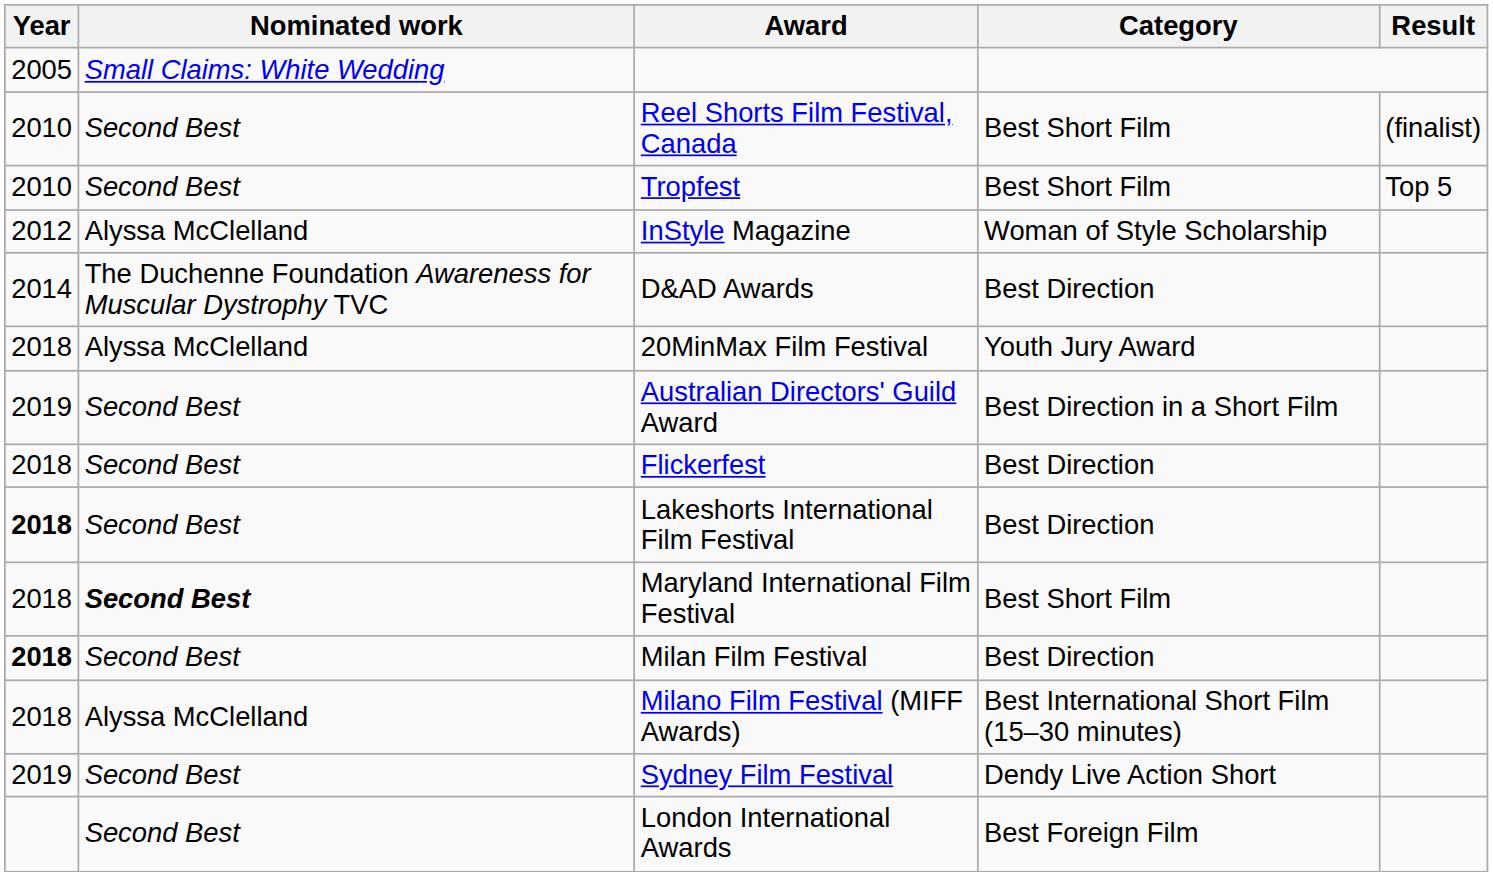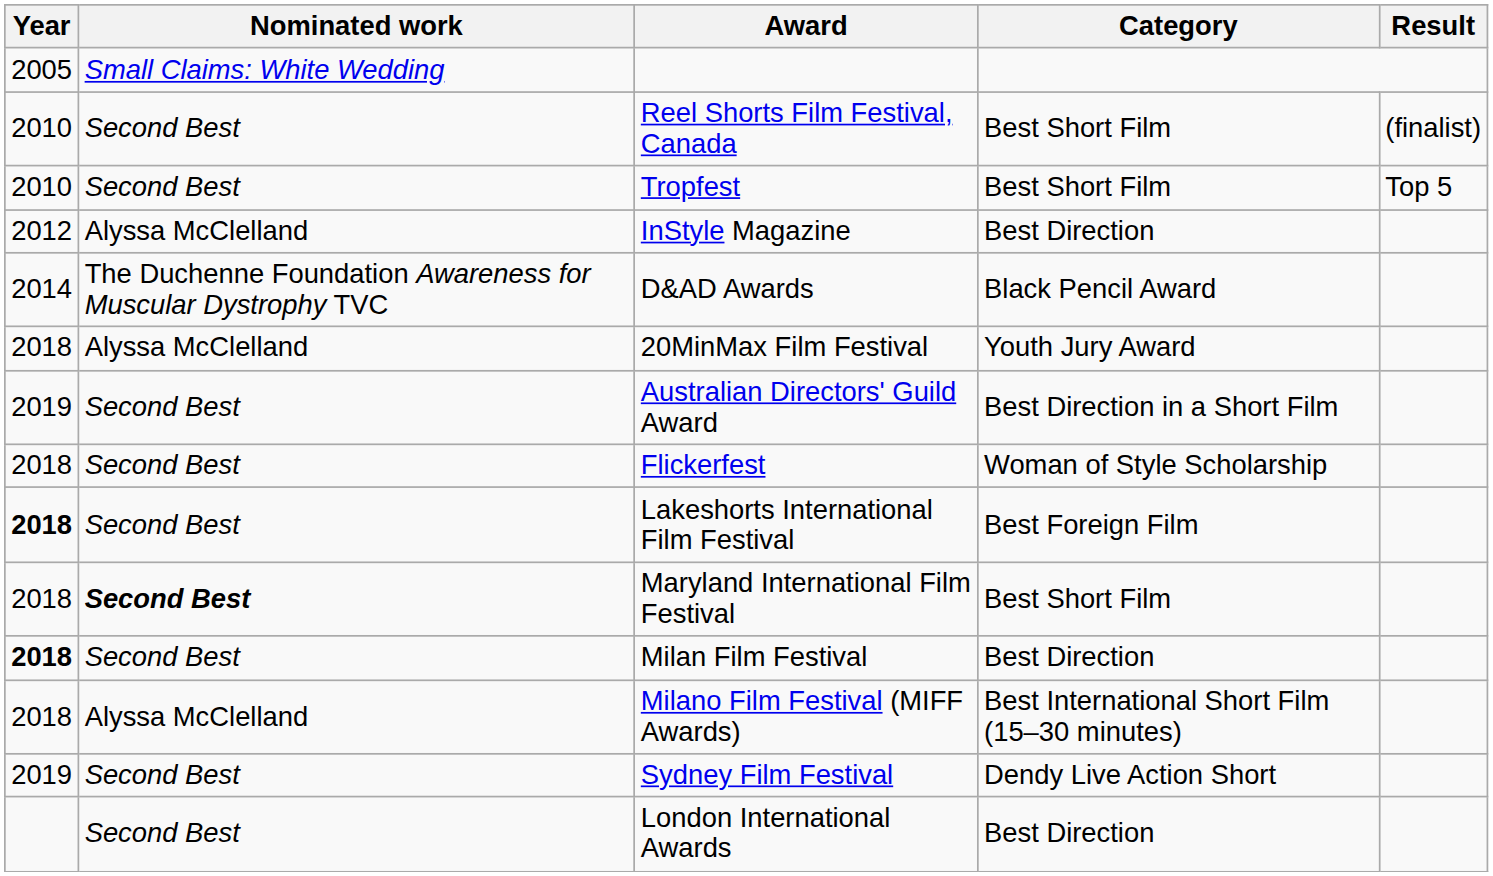(1156, 230) Woman of Style Scholarship -> (1069, 230) Best Direction
(1069, 289) Best Direction -> (1100, 289) Black Pencil Award
(1069, 465) Best Direction -> (1156, 465) Woman of Style Scholarship
(1069, 524) Best Direction -> (1091, 524) Best Foreign Film
(1091, 833) Best Foreign Film -> (1069, 833) Best Direction
